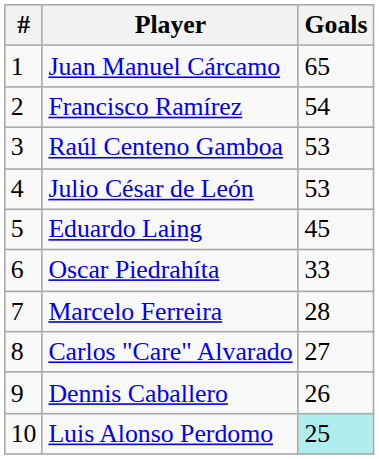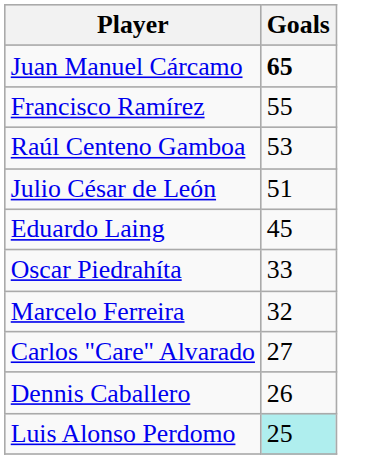- column: (24, 24)
(317, 65) normal -> (280, 65) bold
(317, 106) 54 -> (280, 106) 55
(317, 188) 53 -> (280, 188) 51
(317, 310) 28 -> (280, 310) 32
